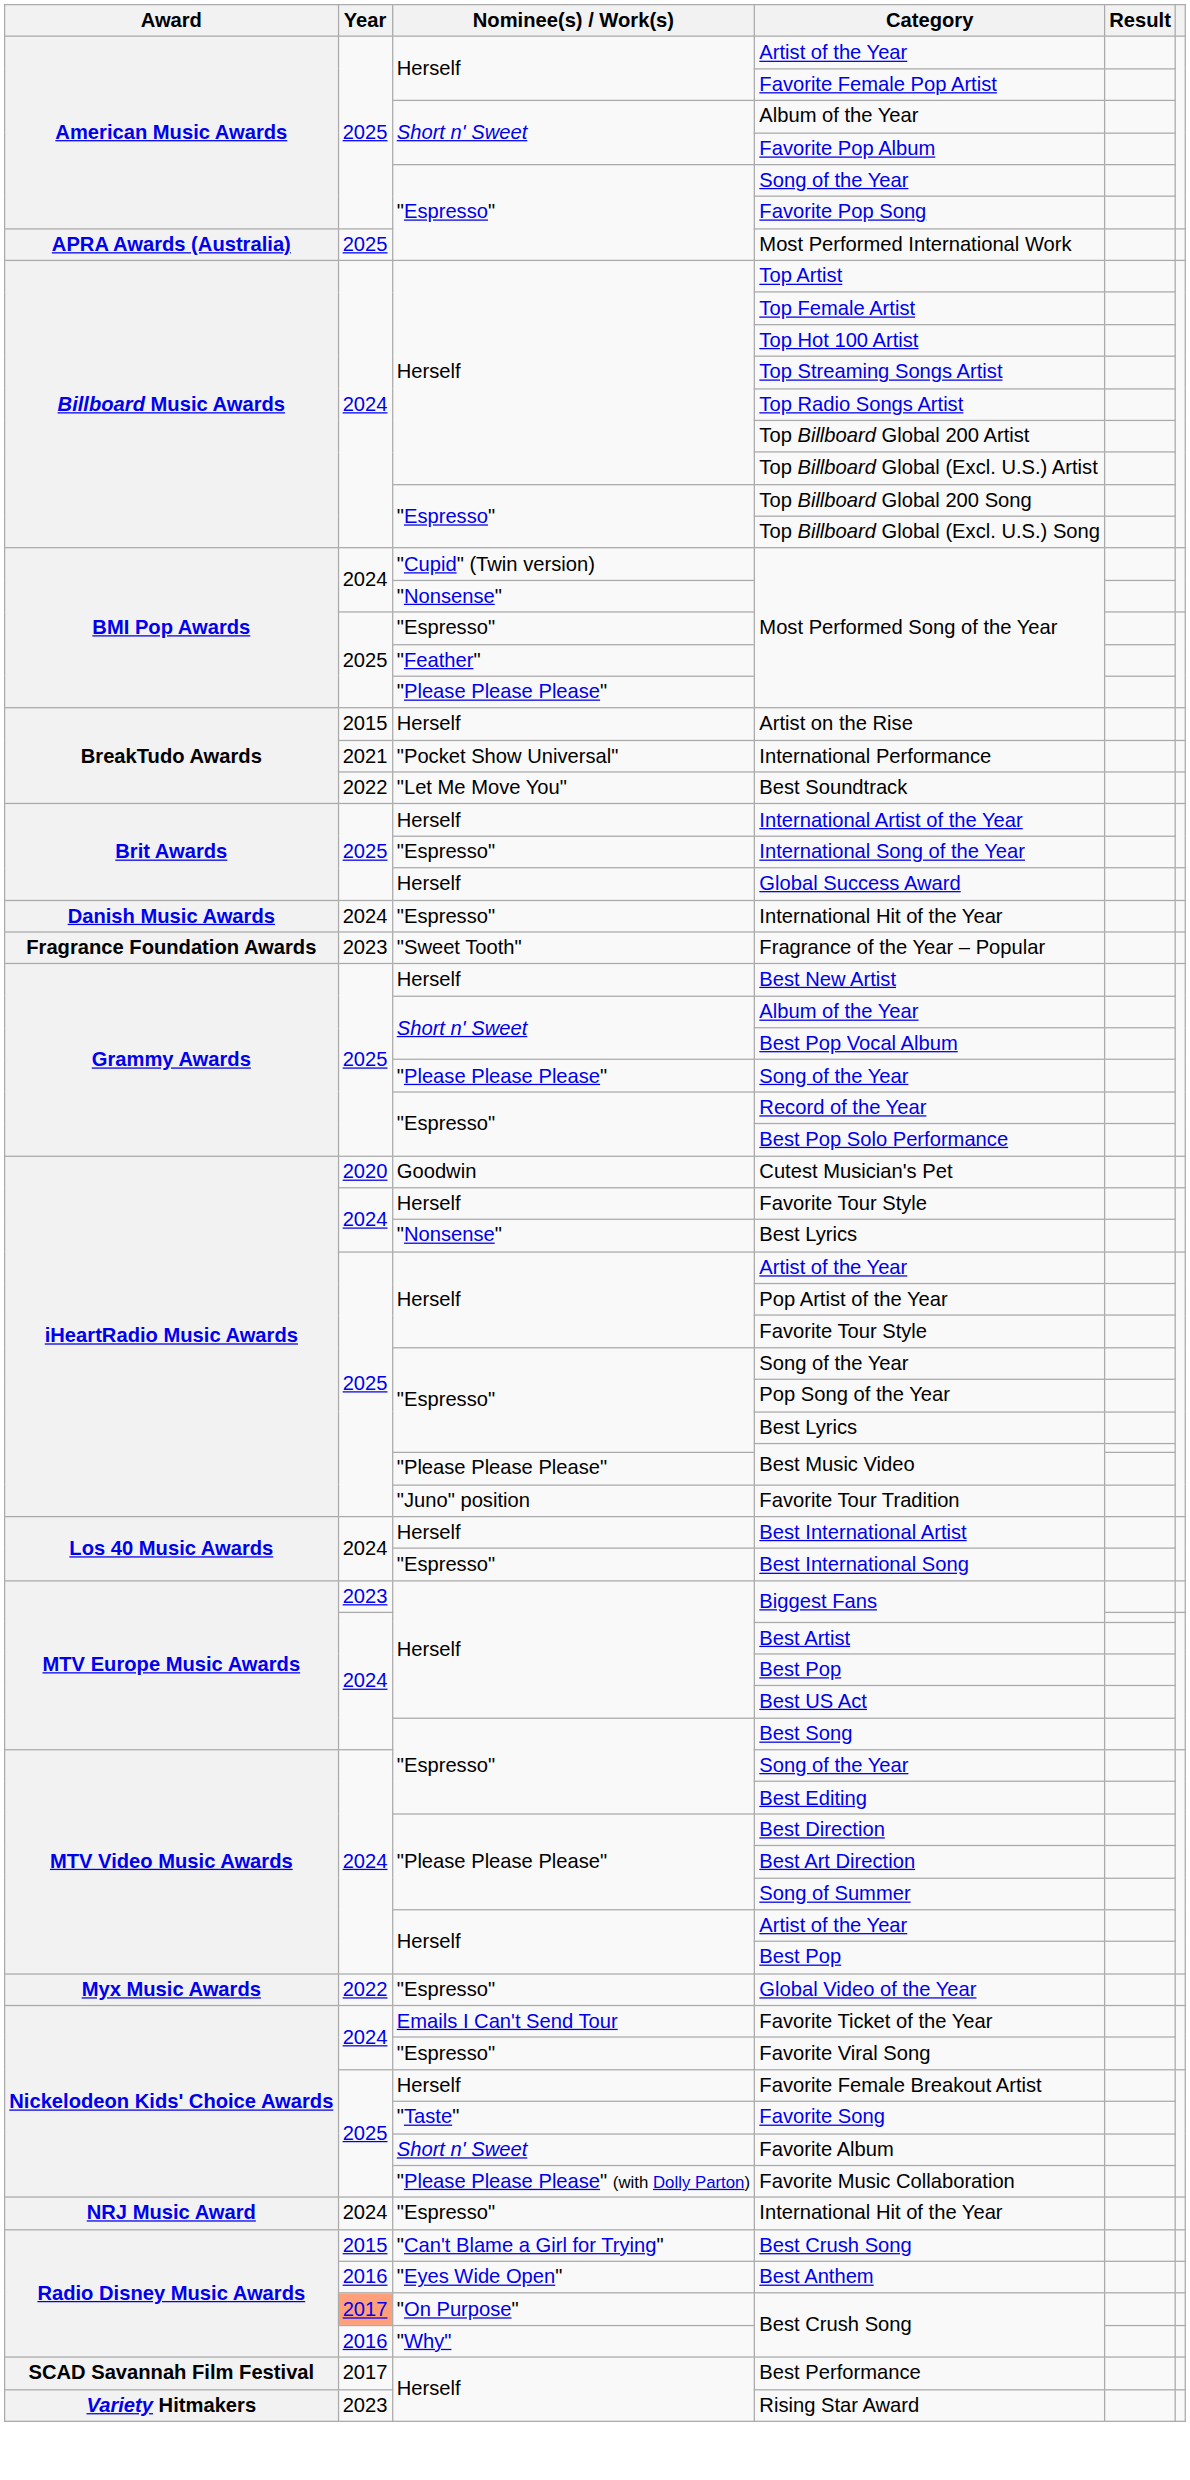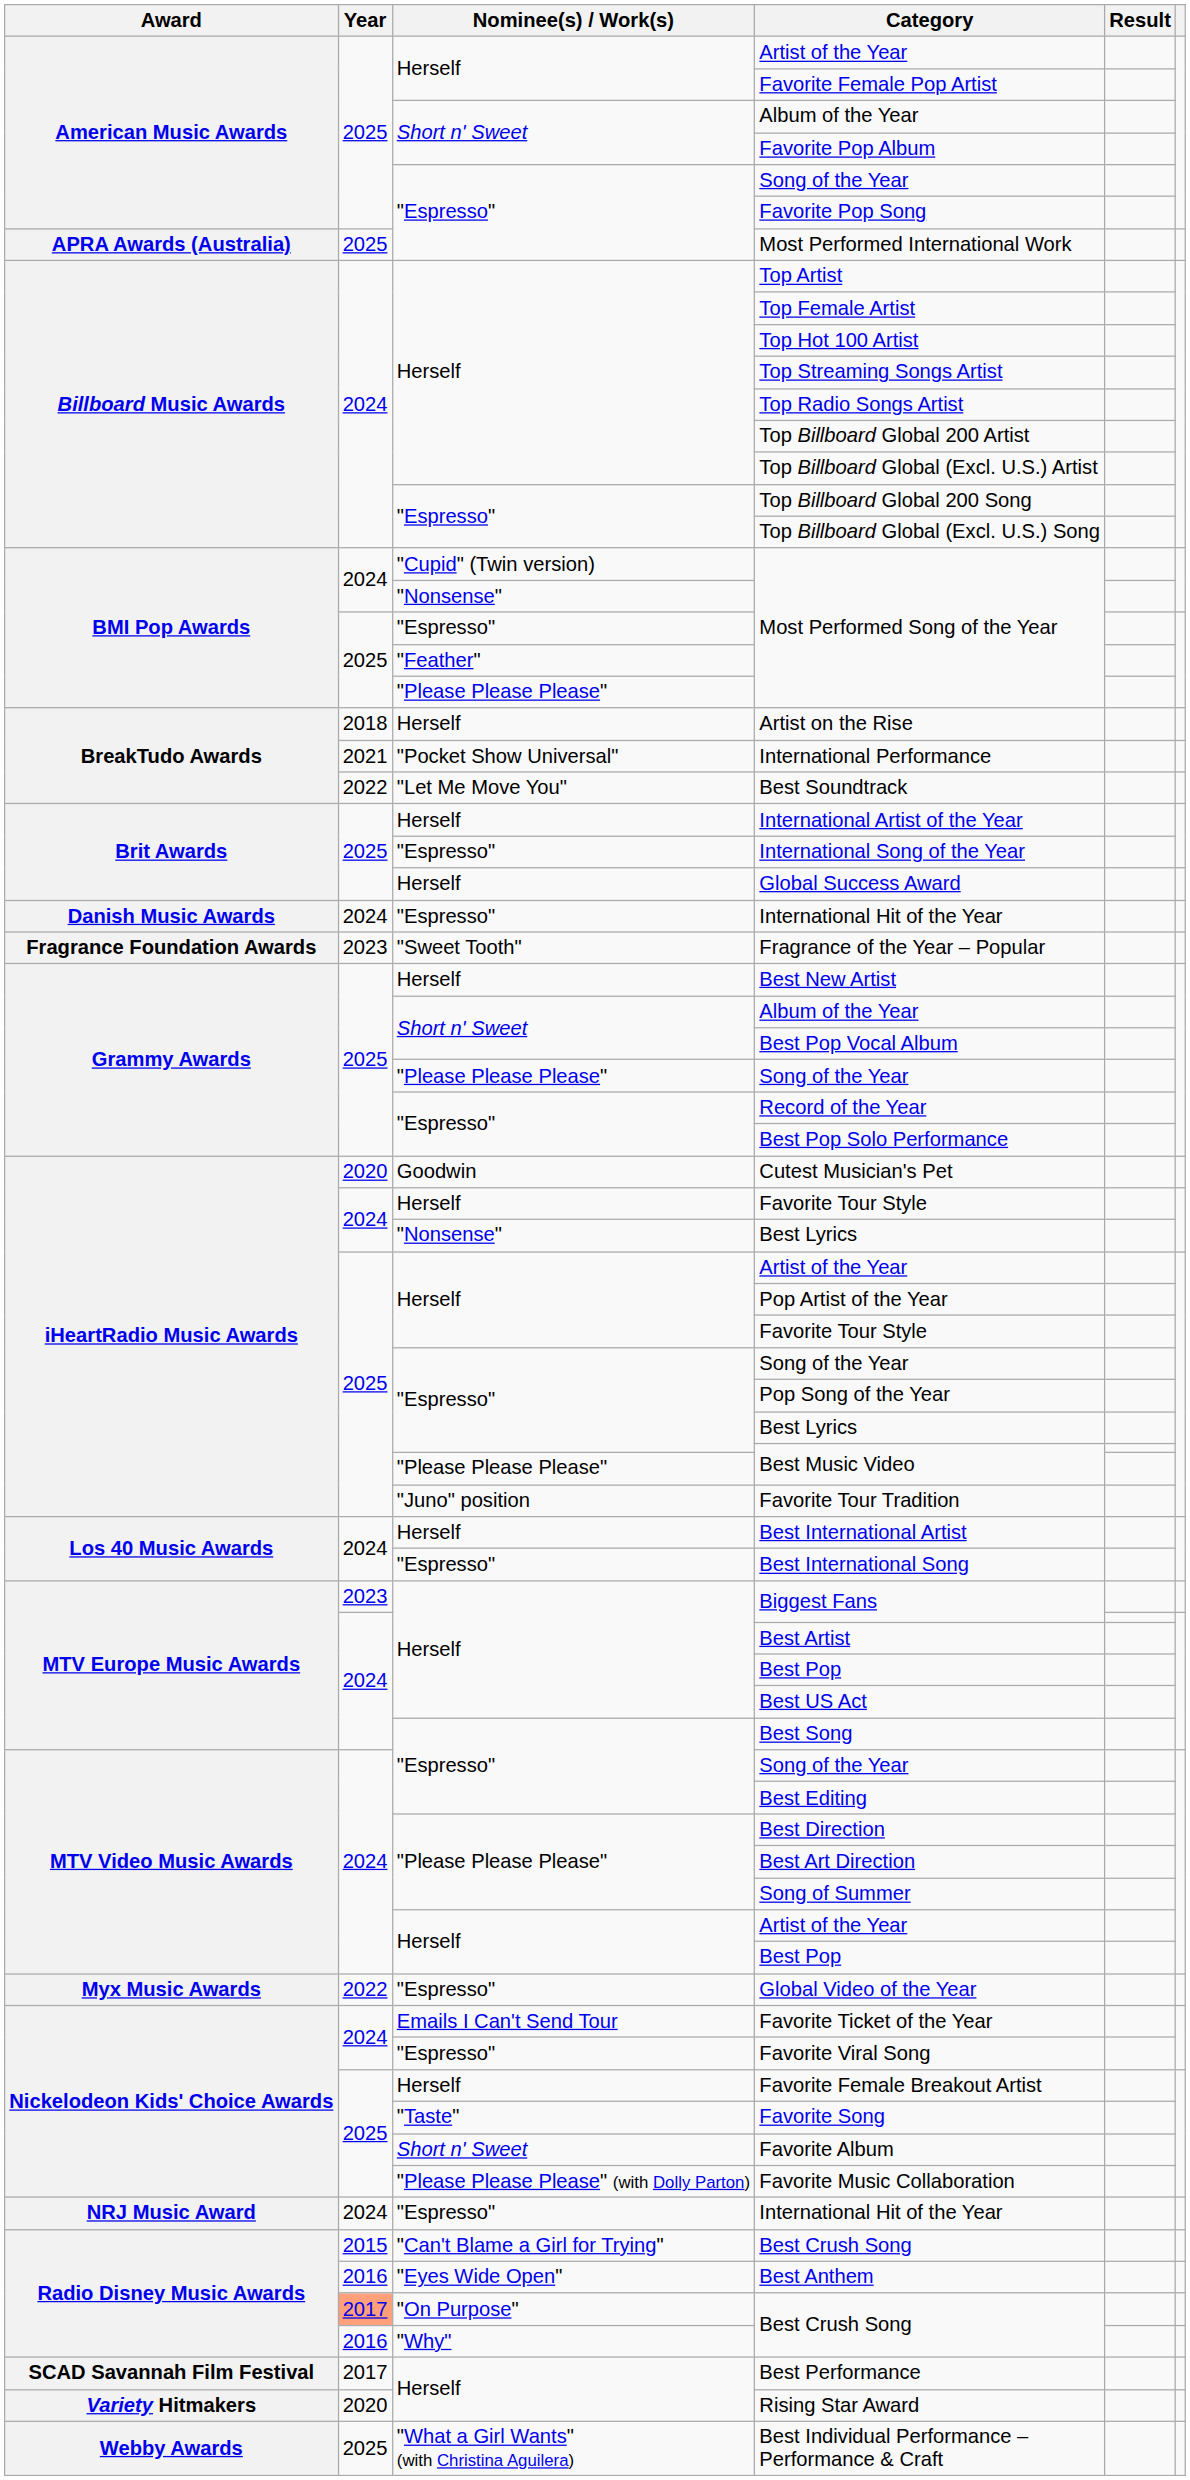(365, 723) 2015 -> (365, 723) 2018
(365, 2405) 2023 -> (365, 2405) 2020
+ row: (485, 2448)
